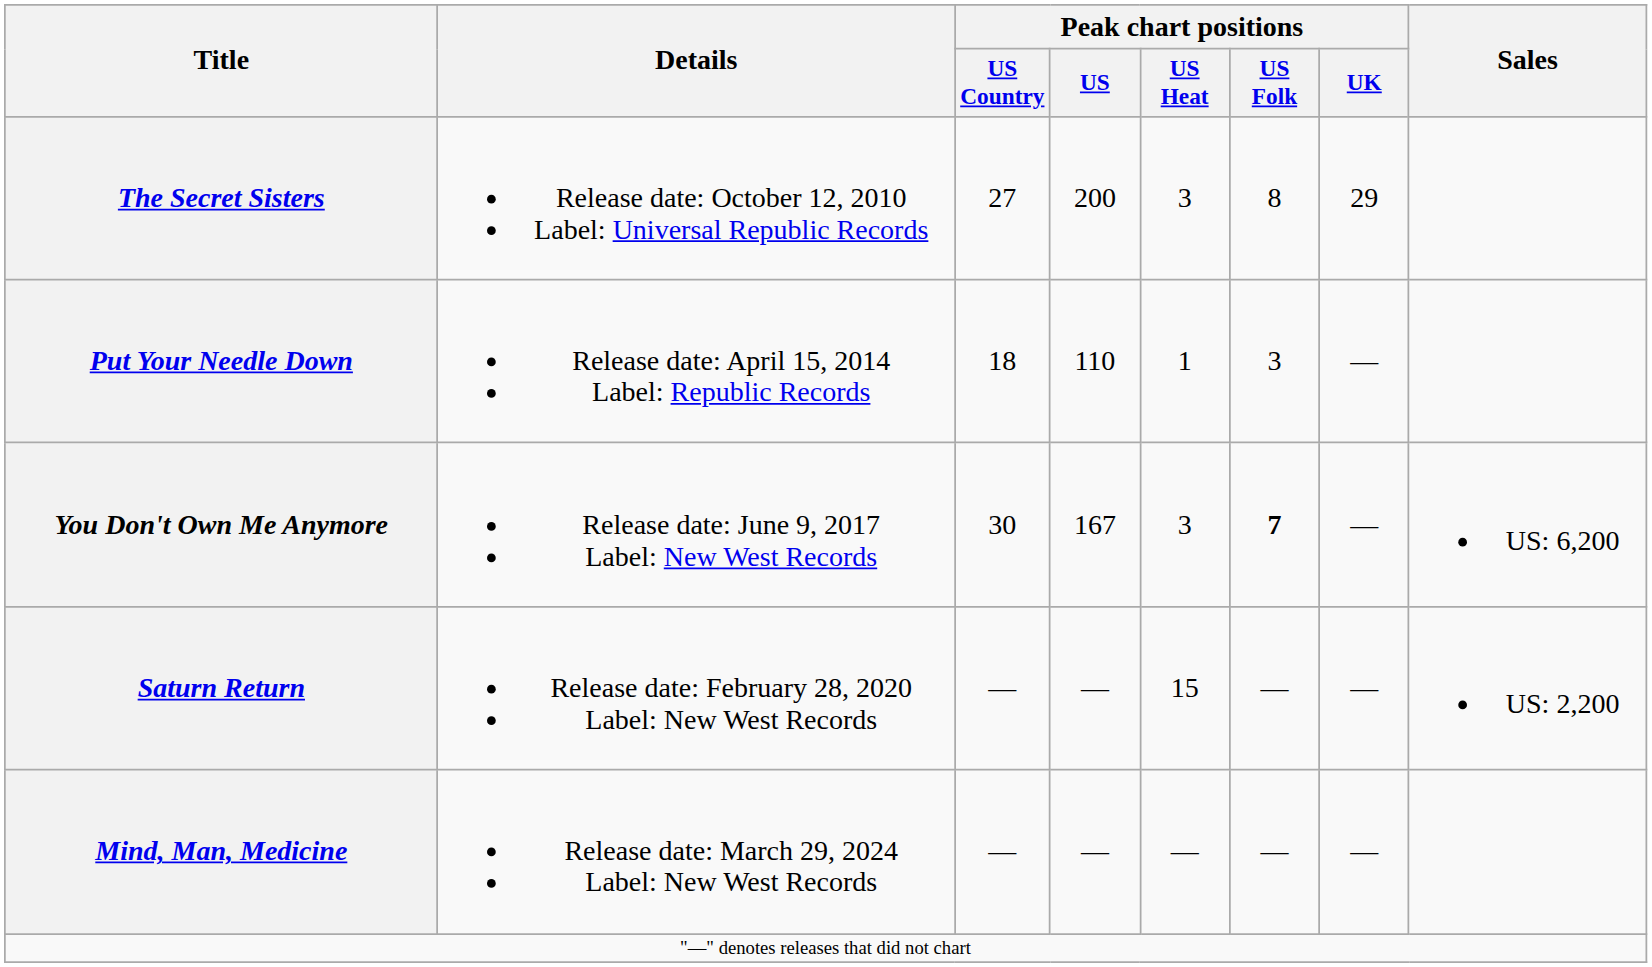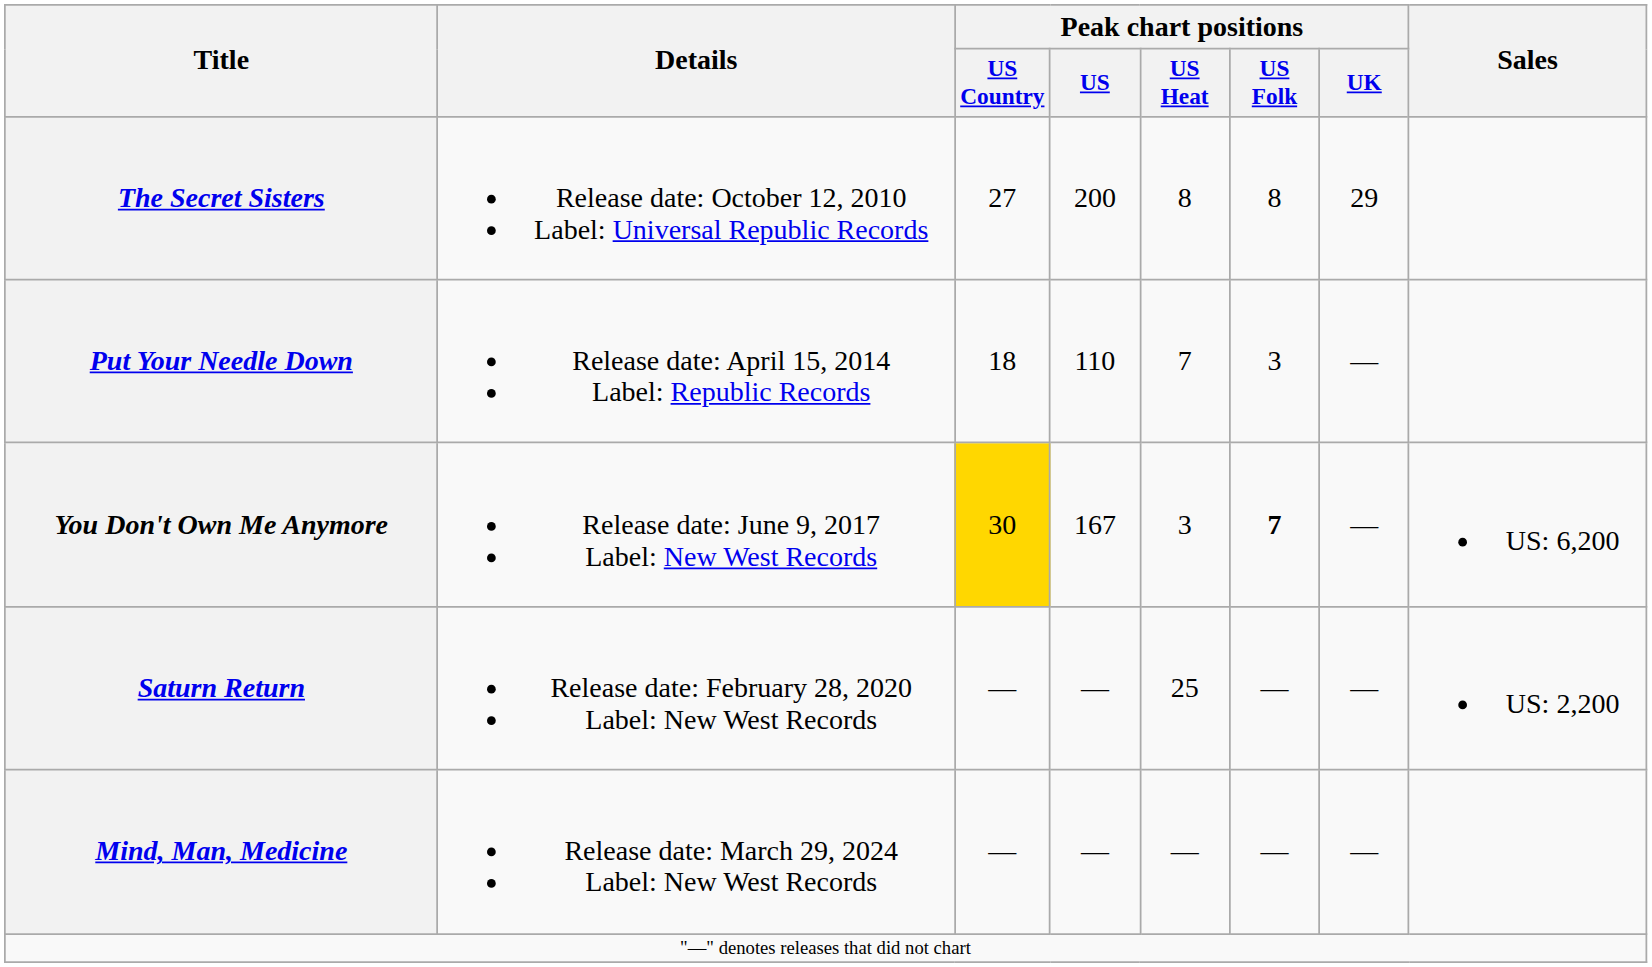(1185, 197) 3 -> (1185, 197) 8
(1185, 361) 1 -> (1185, 361) 7
(1002, 524) no background -> (1002, 524) gold background
(1185, 687) 15 -> (1185, 687) 25
